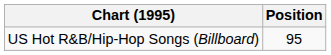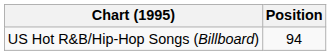(294, 38) 95 -> (294, 38) 94
